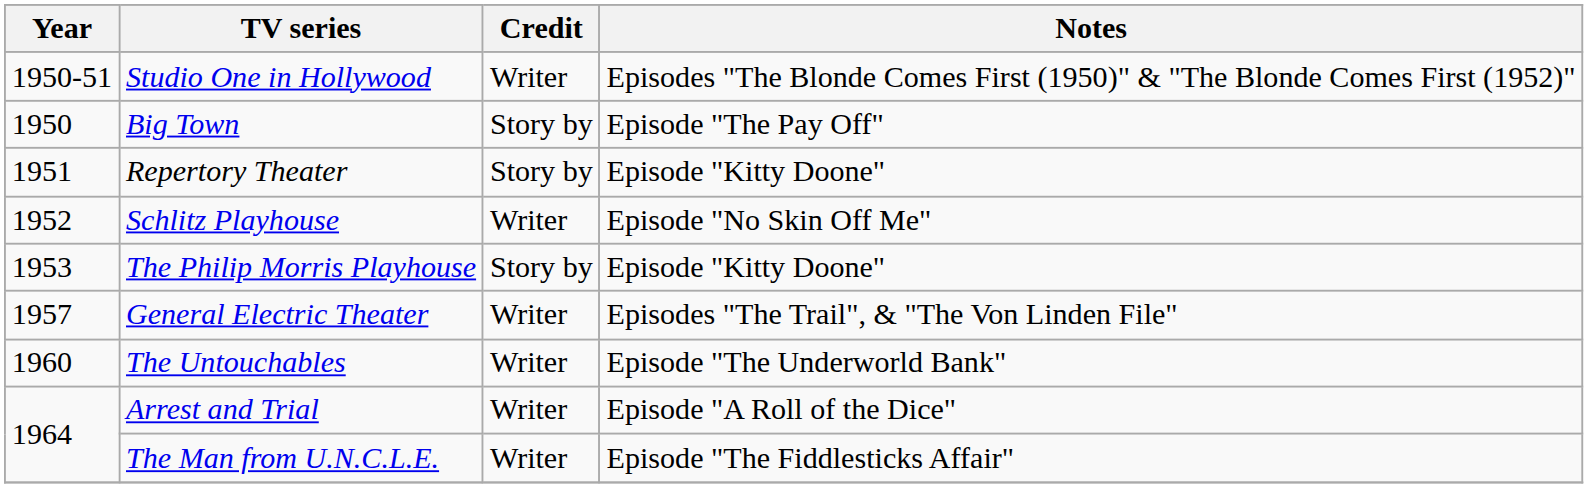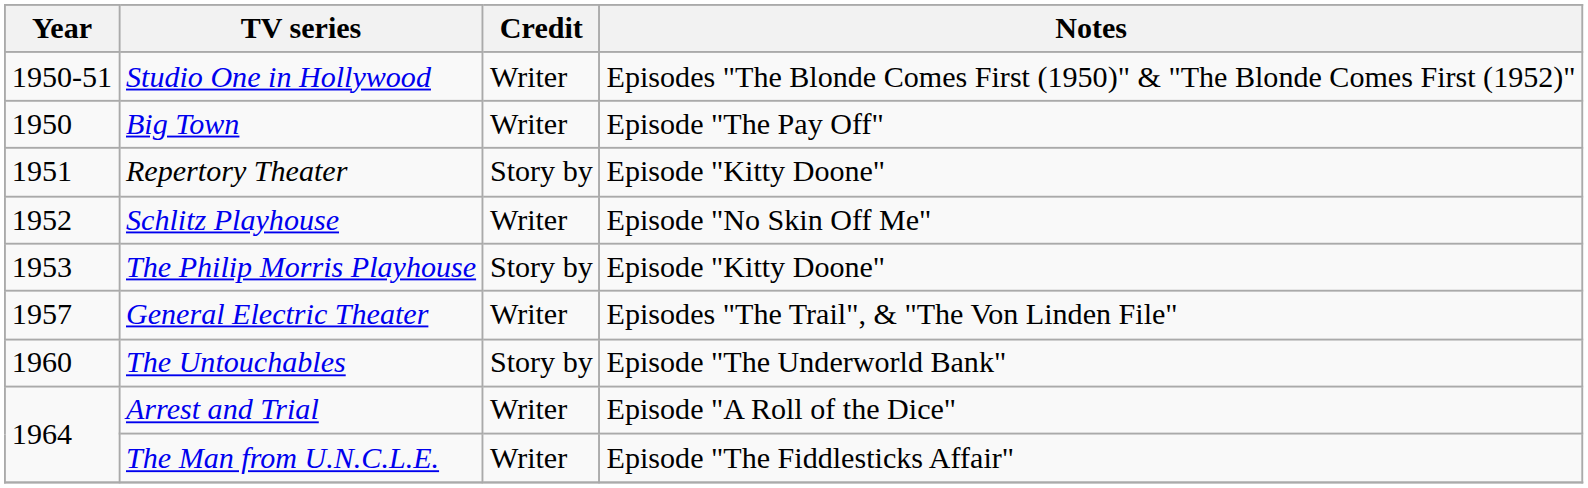(541, 123) Story by -> (529, 123) Writer
(529, 362) Writer -> (541, 362) Story by
